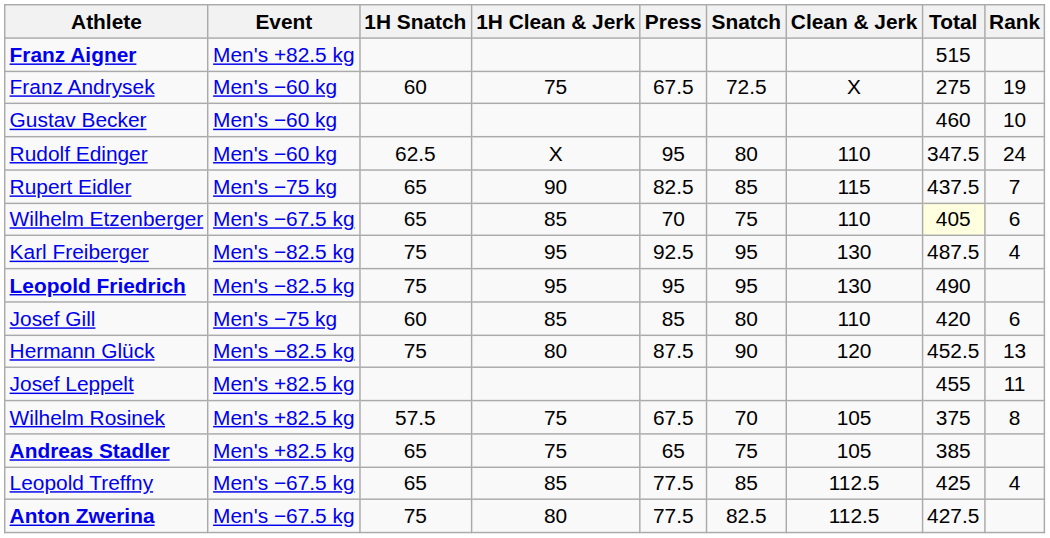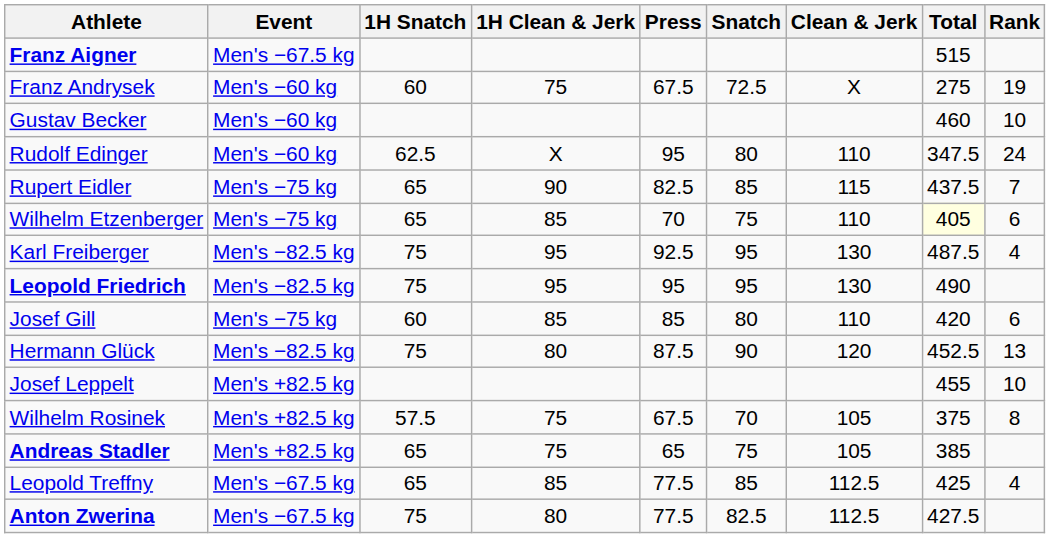(284, 55) Men's +82.5 kg -> (284, 55) Men's −67.5 kg
(284, 220) Men's −67.5 kg -> (275, 220) Men's −75 kg
(1015, 384) 11 -> (1015, 384) 10
